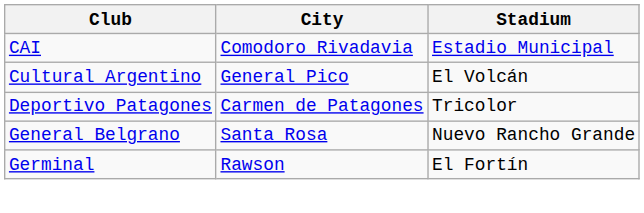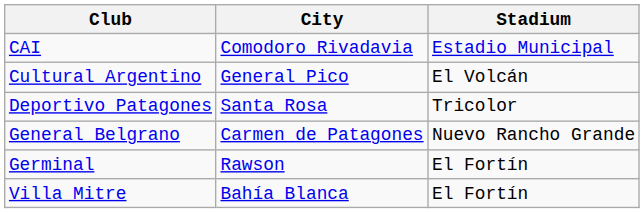(322, 106) Carmen de Patagones -> (274, 106) Santa Rosa
(274, 135) Santa Rosa -> (322, 135) Carmen de Patagones
+ row: (68, 193)
